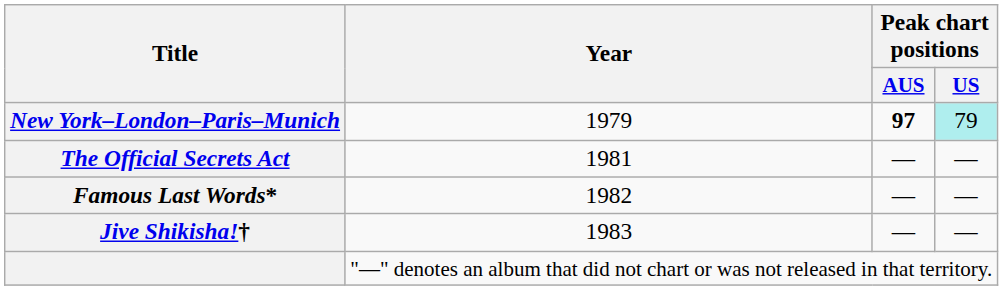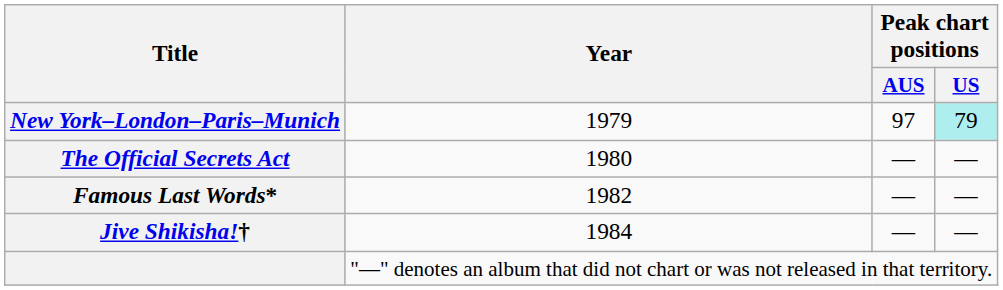(903, 121) bold -> (903, 121) normal
(609, 158) 1981 -> (609, 158) 1980
(609, 232) 1983 -> (609, 232) 1984
